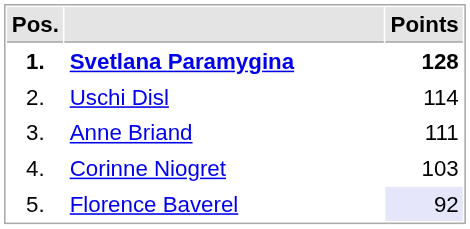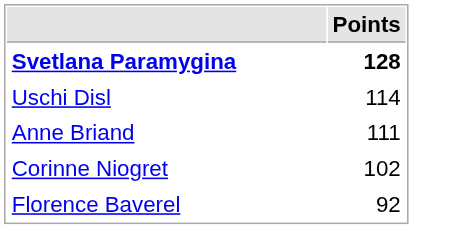- column: (35, 24)
(440, 168) 103 -> (382, 168) 102
(446, 204) lavender background -> (388, 204) no background
